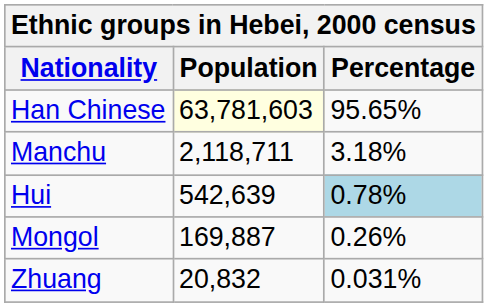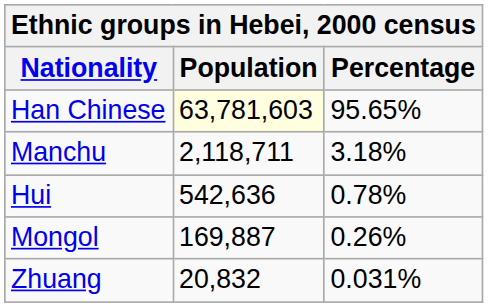(227, 195) 542,639 -> (227, 195) 542,636
(368, 195) lightblue background -> (368, 195) no background
